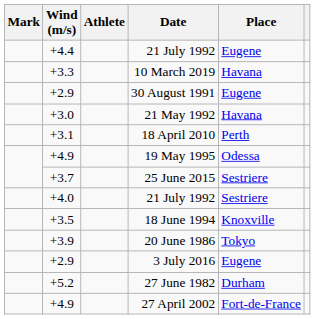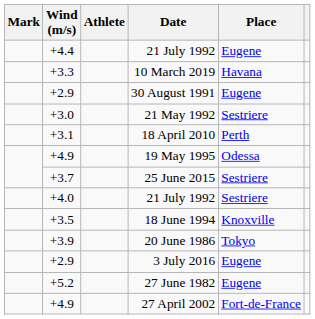(242, 114) Havana -> (245, 114) Sestriere
(243, 282) Durham -> (241, 282) Eugene
